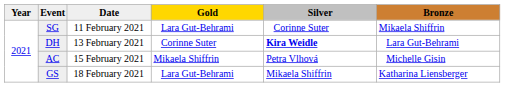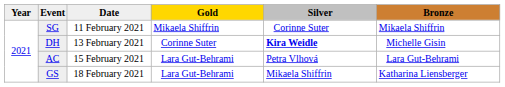(194, 27) Lara Gut-Behrami -> (186, 27) Mikaela Shiffrin
(419, 43) Lara Gut-Behrami -> (412, 43) Michelle Gisin
(186, 58) Mikaela Shiffrin -> (194, 58) Lara Gut-Behrami
(412, 58) Michelle Gisin -> (419, 58) Lara Gut-Behrami
